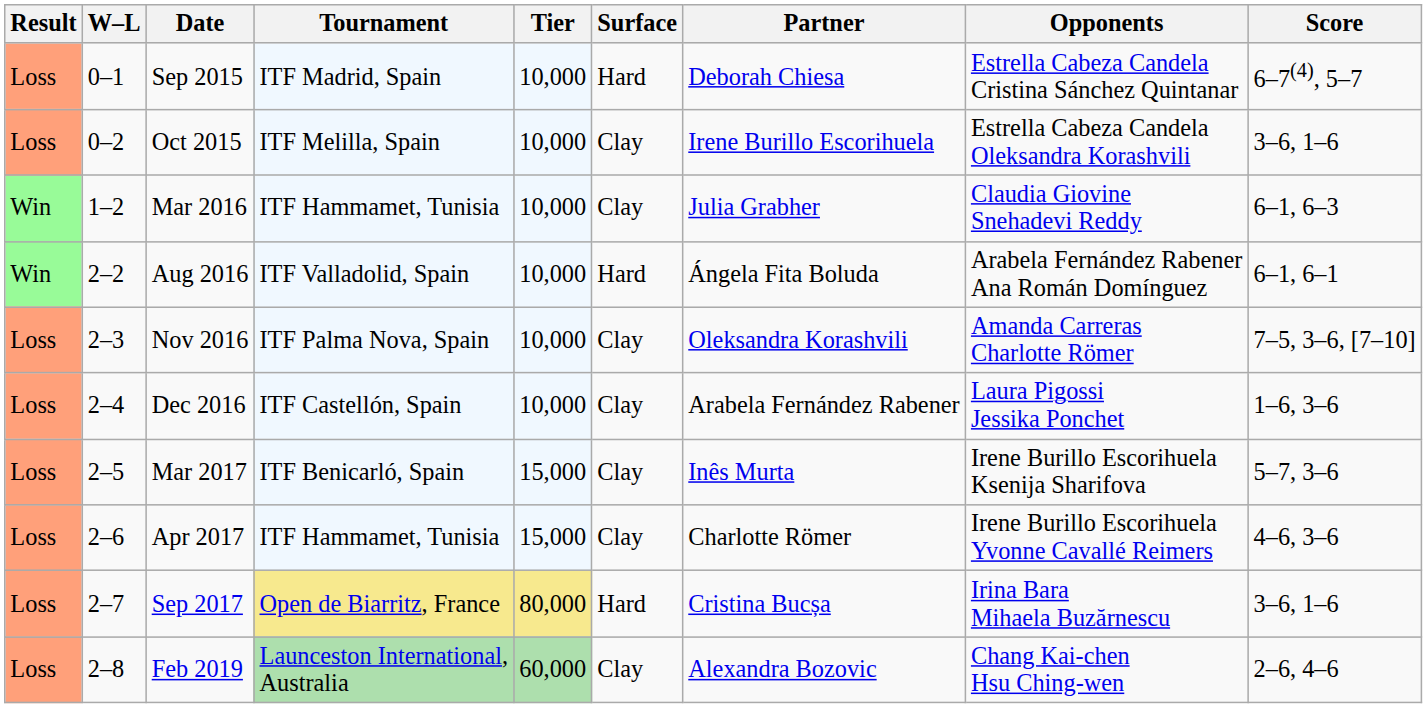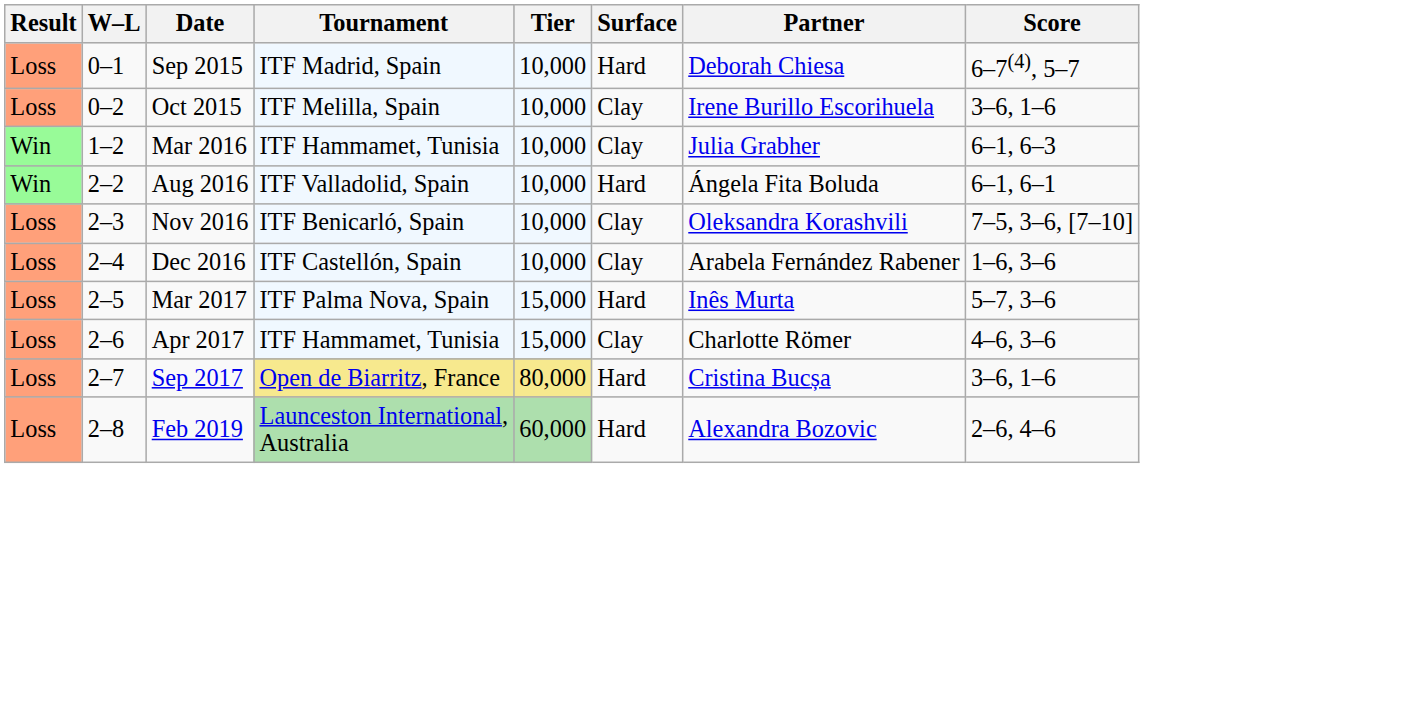- column: (1107, 23)
(374, 339) ITF Palma Nova, Spain -> (362, 223) ITF Benicarló, Spain
(362, 471) ITF Benicarló, Spain -> (374, 300) ITF Palma Nova, Spain
(620, 471) Clay -> (622, 300) Hard
(620, 669) Clay -> (622, 429) Hard
